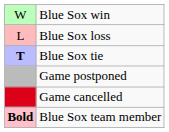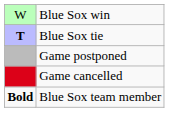- row: (75, 35)
(20, 117) pink background -> (20, 96) no background
